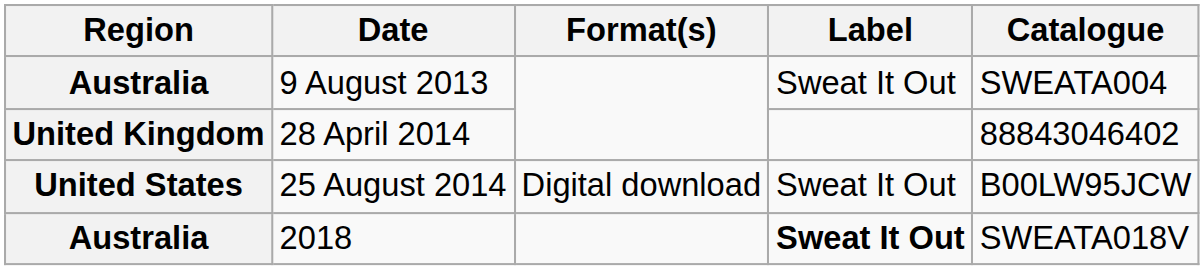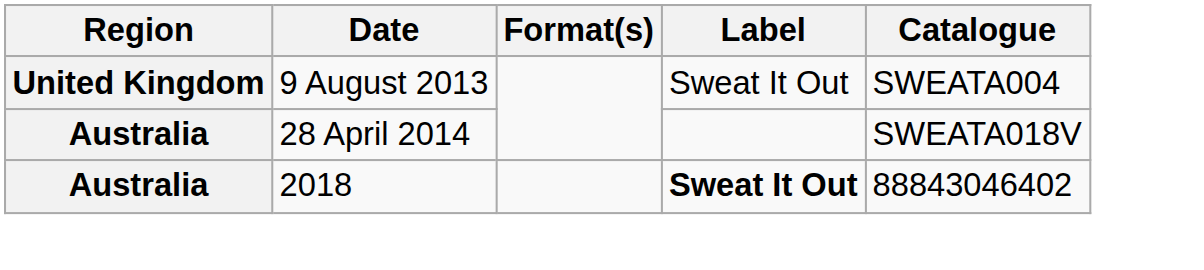(139, 82) Australia -> (139, 82) United Kingdom
(139, 133) United Kingdom -> (139, 133) Australia
(1080, 133) 88843046402 -> (977, 133) SWEATA018V
- row: (393, 185)
(1084, 237) SWEATA018V -> (972, 185) 88843046402
